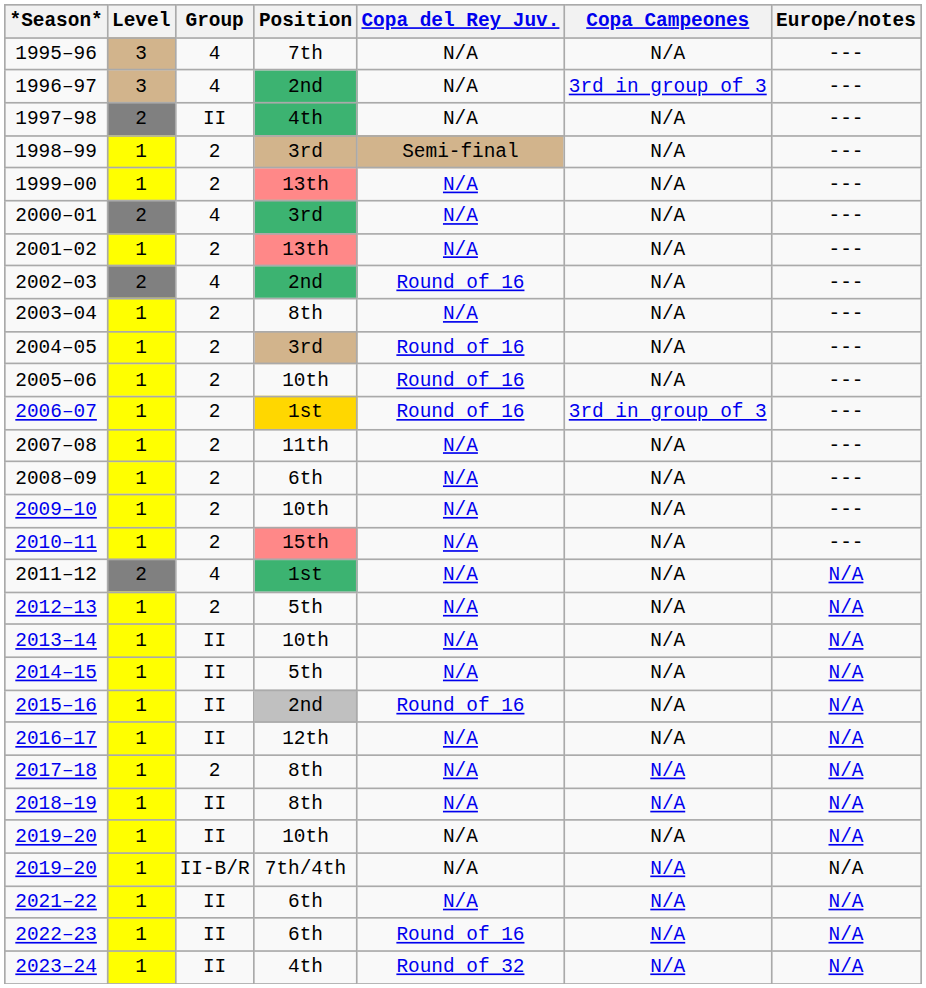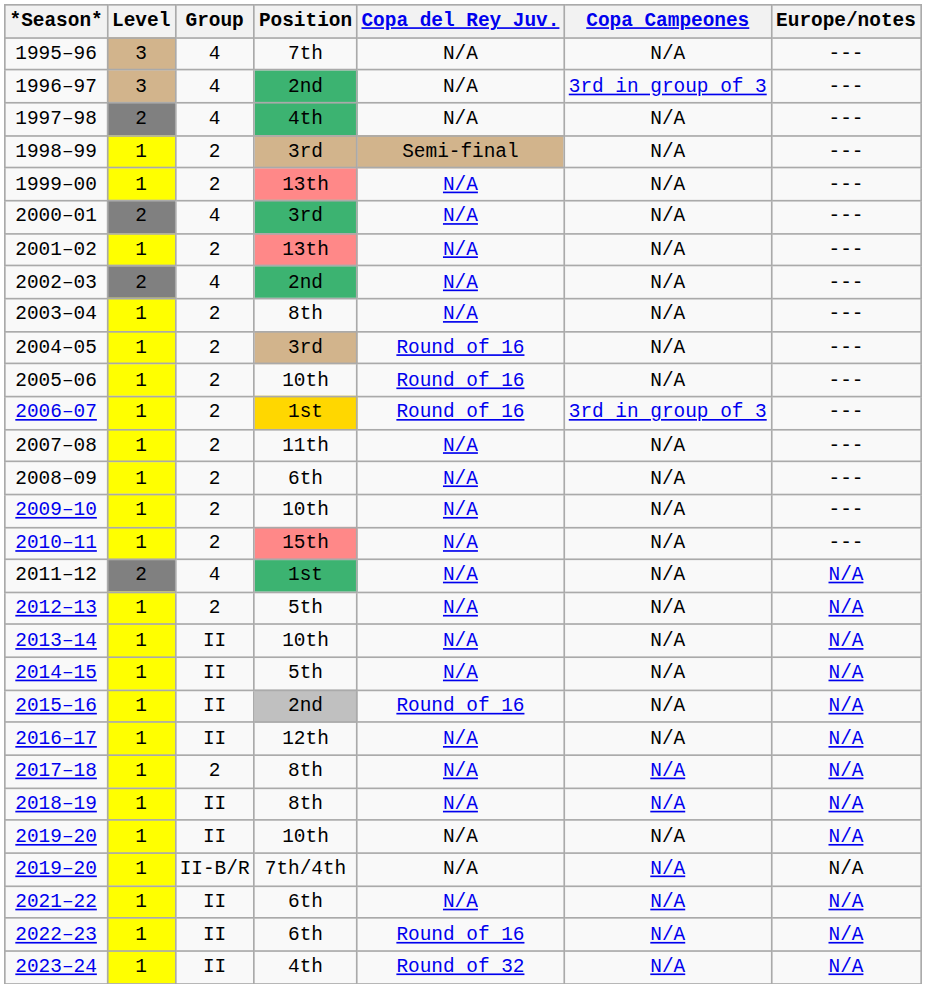(215, 119) II -> (215, 119) 4
(460, 282) Round of 16 -> (460, 282) N/A
